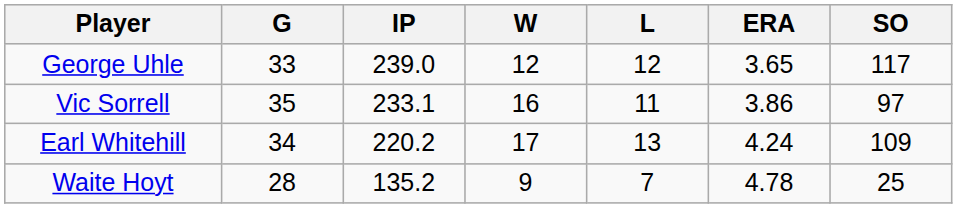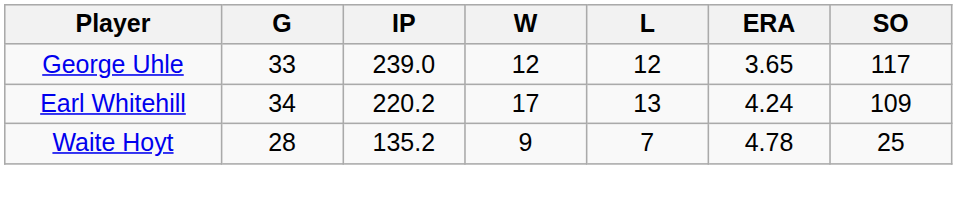- row: (113, 103)
